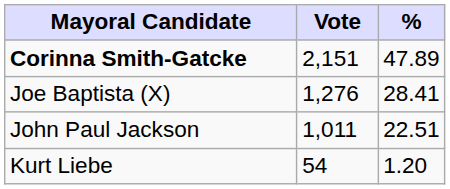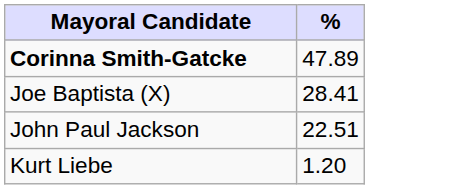- column: (338, 22)
